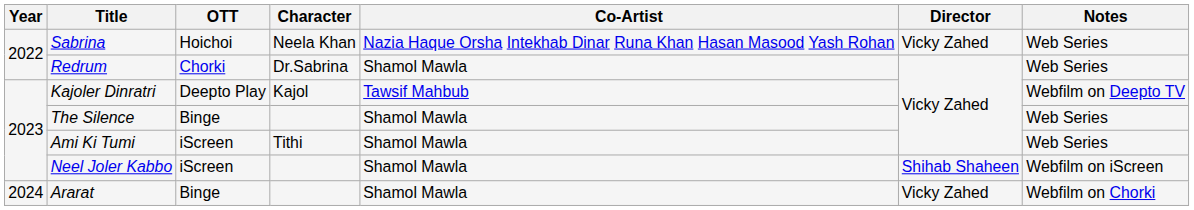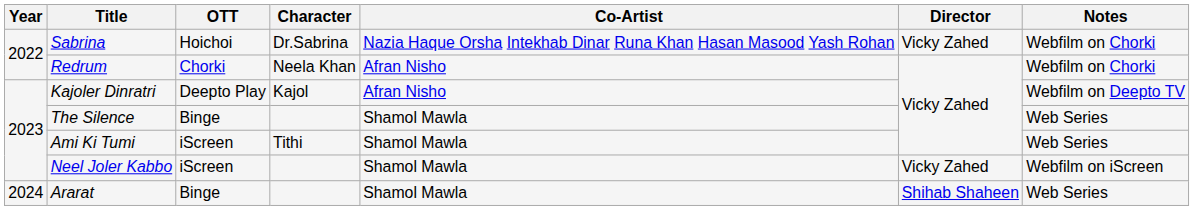(315, 42) Neela Khan -> (311, 42) Dr.Sabrina
(1067, 42) Web Series -> (1091, 42) Webfilm on Chorki
(311, 67) Dr.Sabrina -> (315, 67) Neela Khan
(415, 67) Shamol Mawla -> (405, 67) Afran Nisho
(1067, 67) Web Series -> (1091, 67) Webfilm on Chorki
(416, 92) Tawsif Mahbub -> (405, 92) Afran Nisho
(960, 167) Shihab Shaheen -> (945, 167) Vicky Zahed
(945, 192) Vicky Zahed -> (960, 192) Shihab Shaheen
(1091, 192) Webfilm on Chorki -> (1067, 192) Web Series
